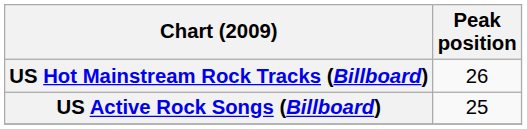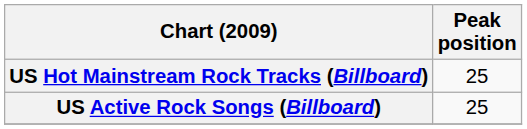(477, 75) 26 -> (477, 75) 25
